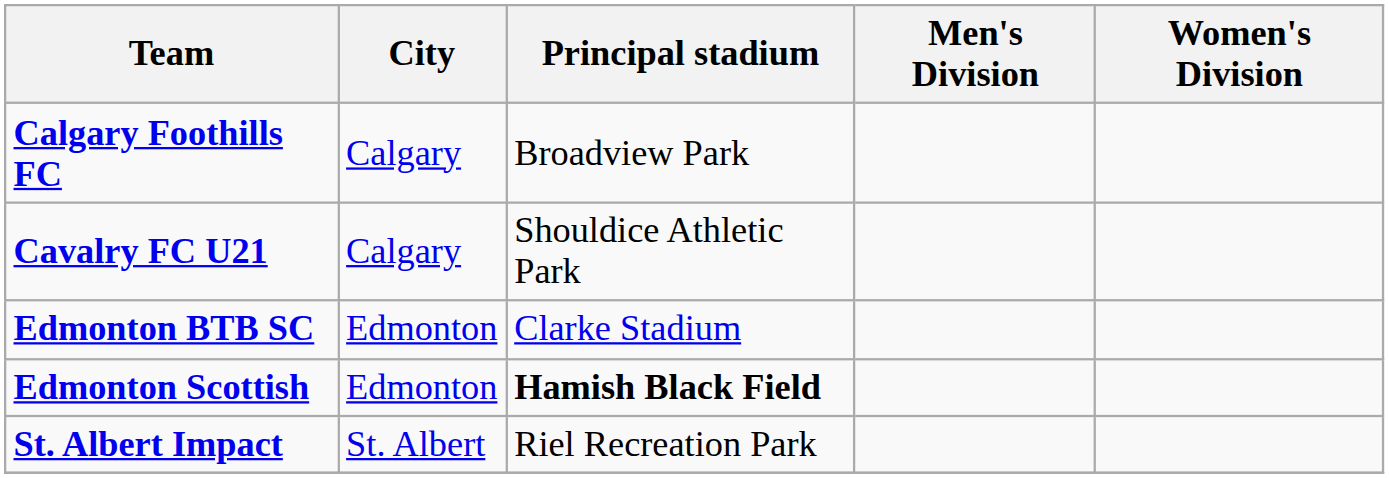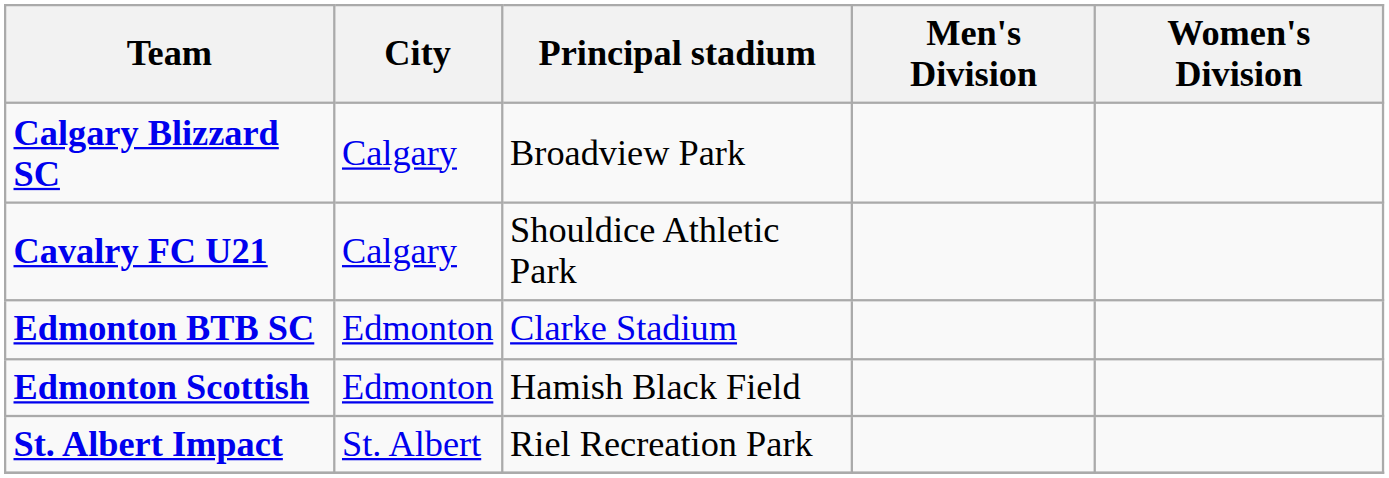+ row: (146, 152)
- row: (148, 152)
(668, 386) bold -> (655, 386) normal
